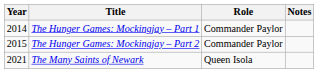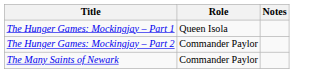- column: (17, 12)
(243, 28) Commander Paylor -> (203, 28) Queen Isola
(228, 60) Queen Isola -> (219, 60) Commander Paylor
